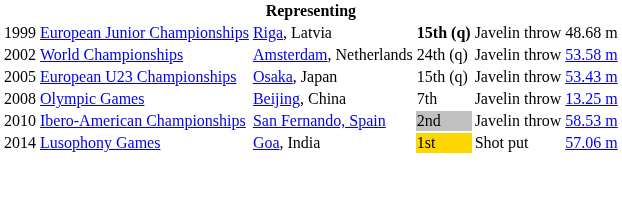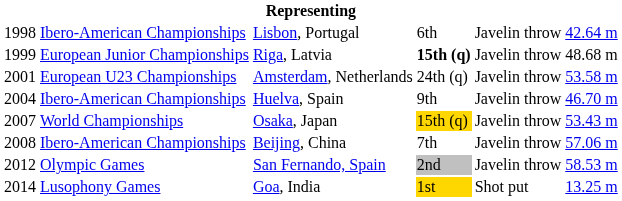+ row: (306, 32)
(20, 54) 2002 -> (20, 76) 2001
(112, 54) World Championships -> (138, 76) European U23 Championships
+ row: (298, 98)
(20, 76) 2005 -> (20, 120) 2007
(138, 76) European U23 Championships -> (112, 120) World Championships
(442, 76) no background -> (442, 120) gold background
(92, 98) Olympic Games -> (143, 142) Ibero-American Championships
(592, 98) 13.25 m -> (592, 142) 57.06 m
(20, 120) 2010 -> (20, 164) 2012
(143, 120) Ibero-American Championships -> (92, 164) Olympic Games
(592, 142) 57.06 m -> (592, 186) 13.25 m
